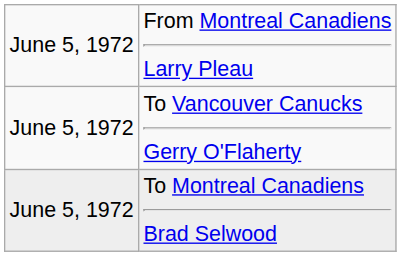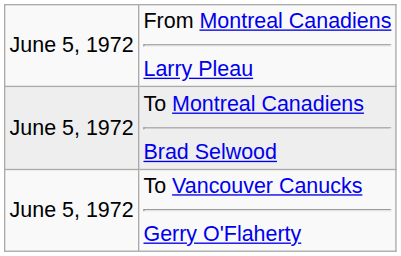rows swapped: (267, 210) <-> (267, 127)
